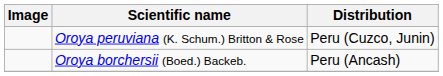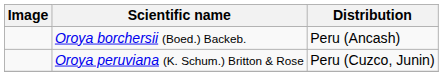rows swapped: (151, 60) <-> (179, 37)
